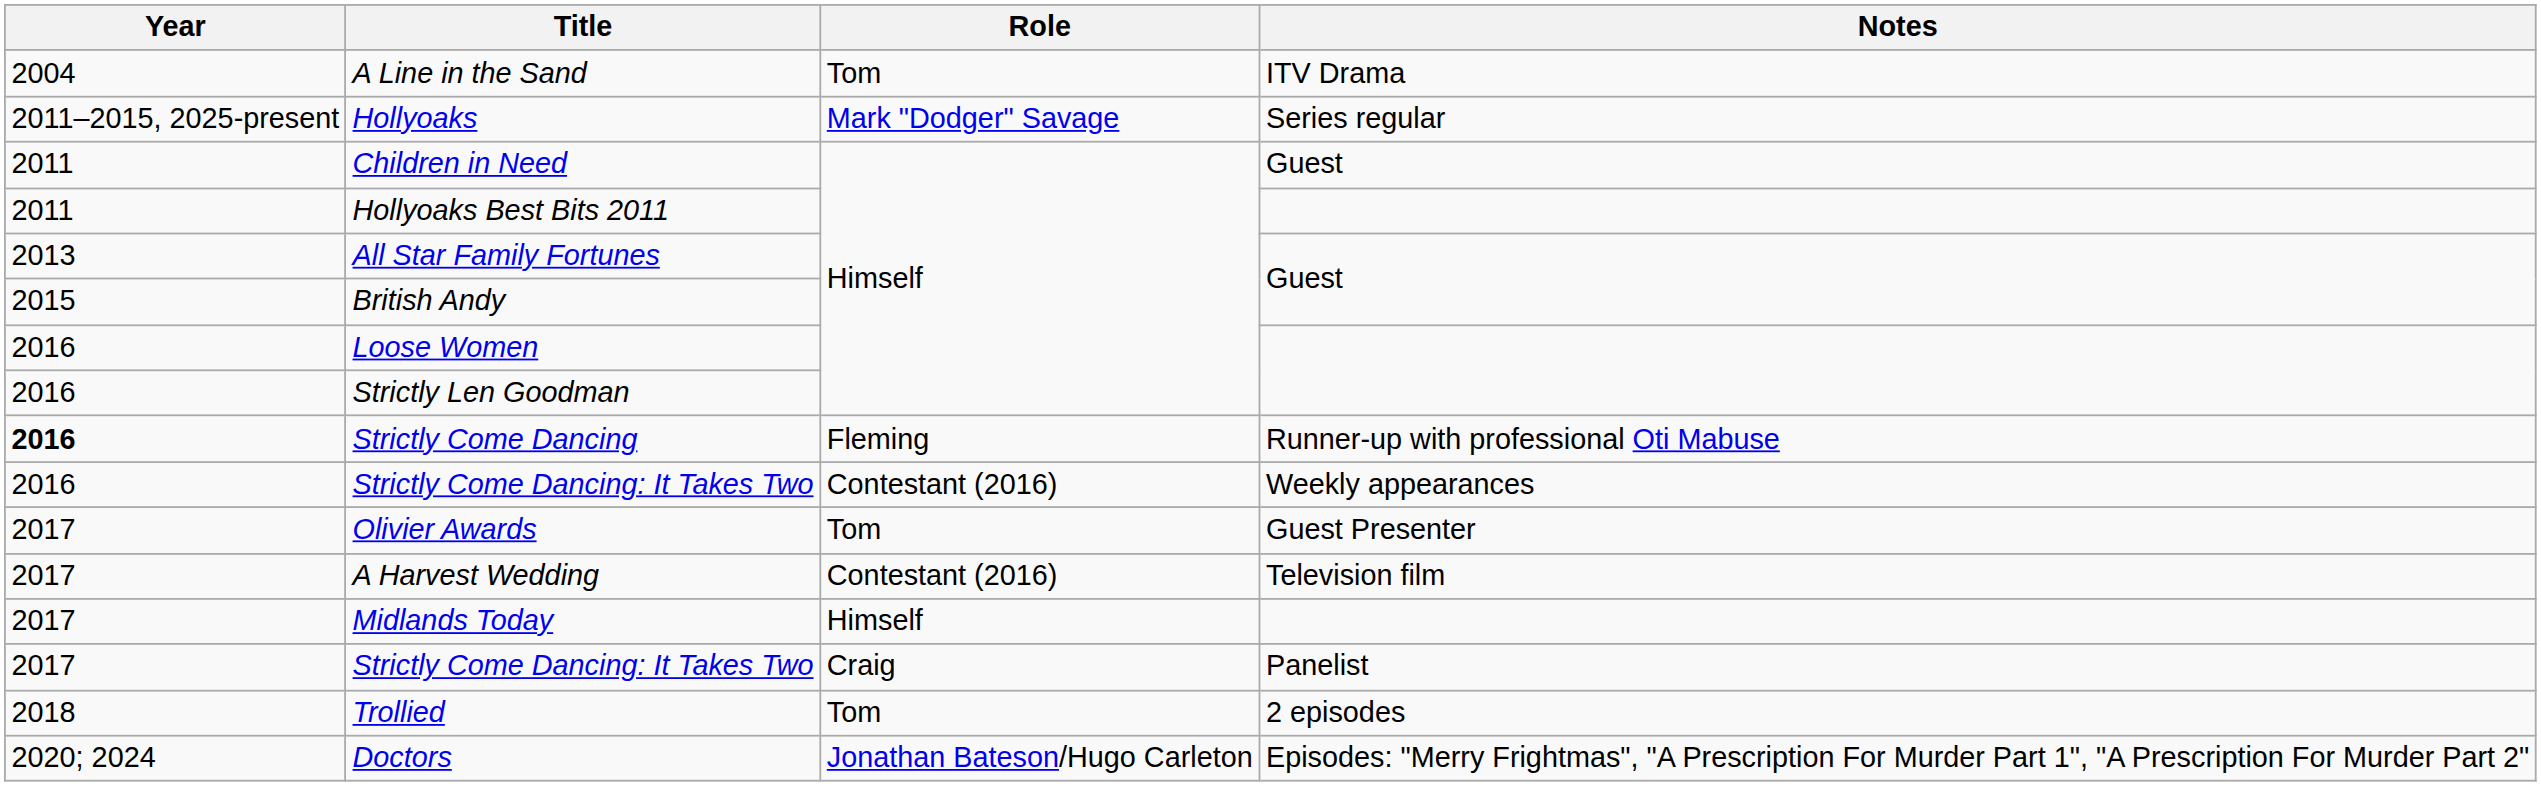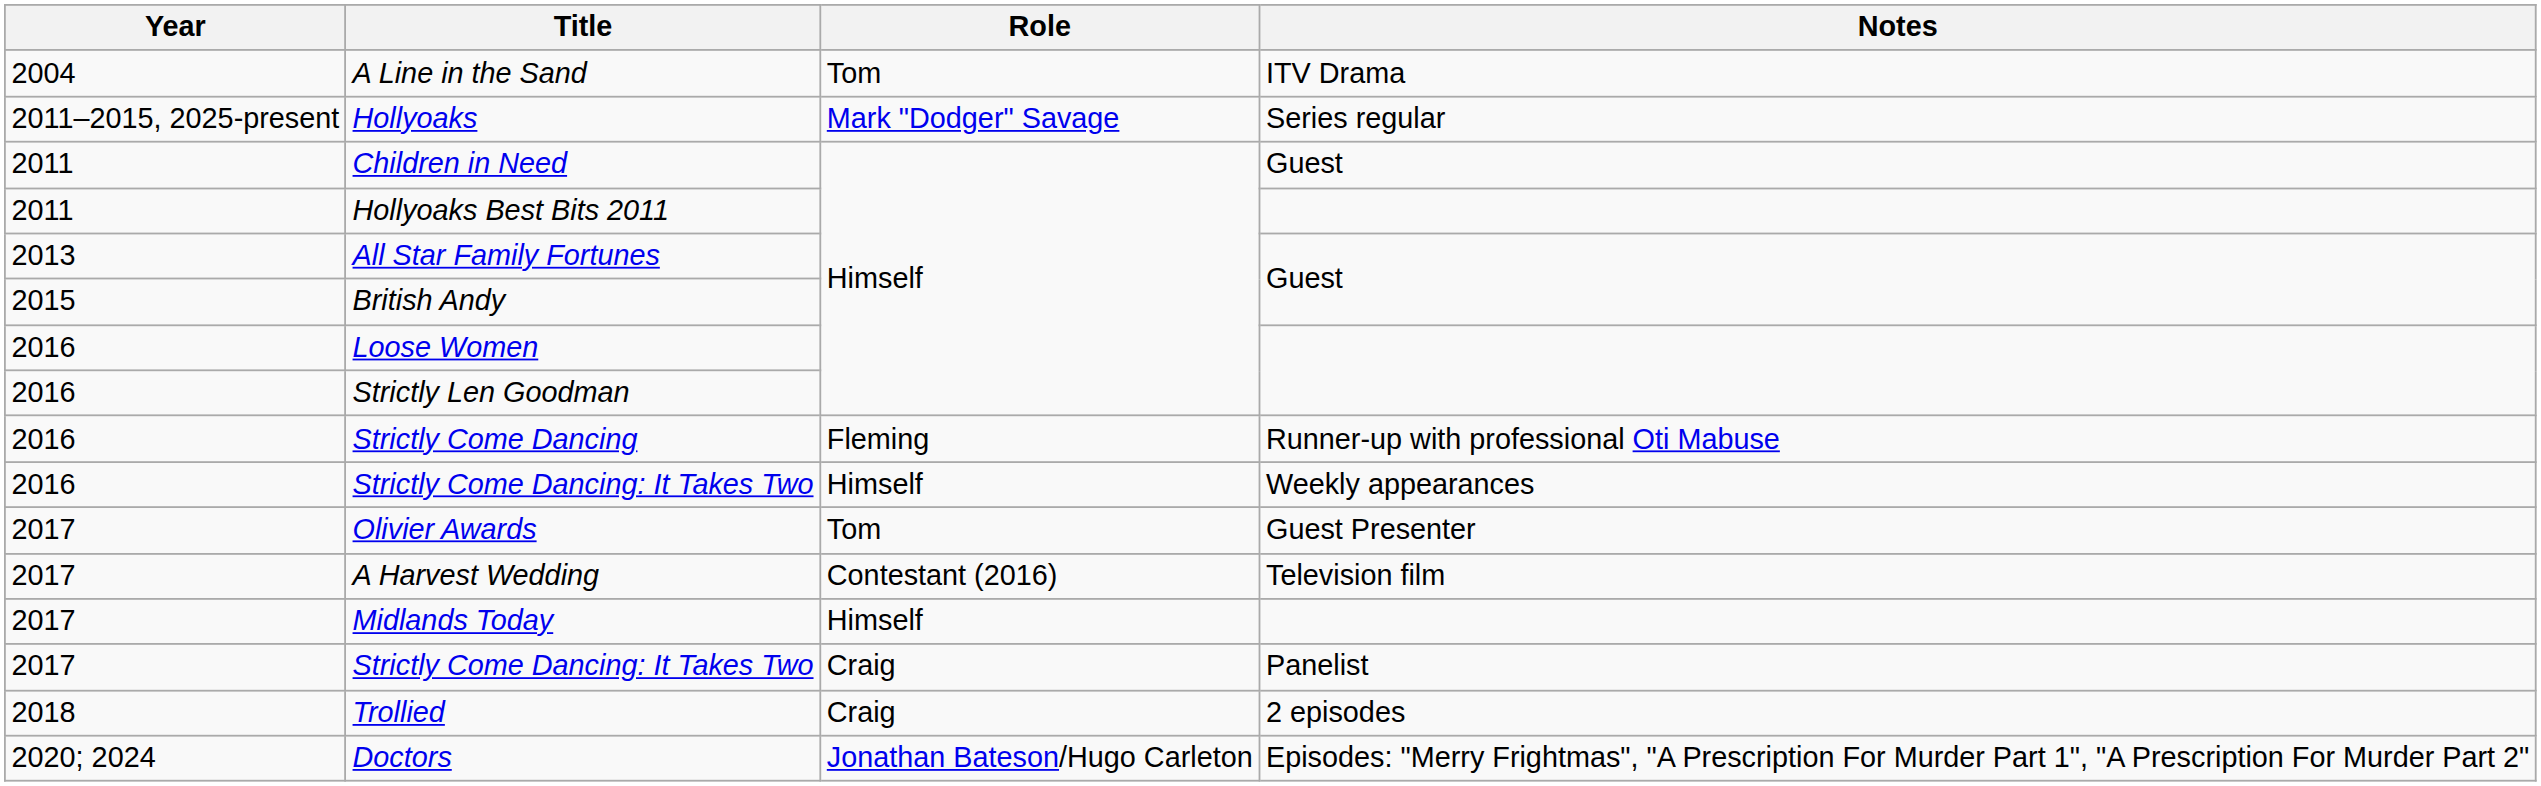(44, 438) bold -> (44, 438) normal
(942, 484) Contestant (2016) -> (875, 484) Himself
(854, 712) Tom -> (861, 712) Craig
